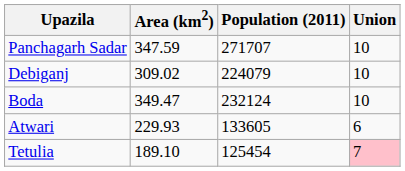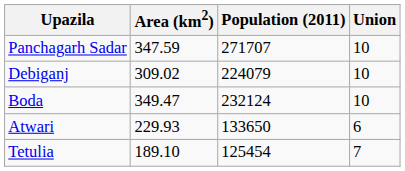(246, 126) 133605 -> (246, 126) 133650
(357, 152) pink background -> (357, 152) no background
